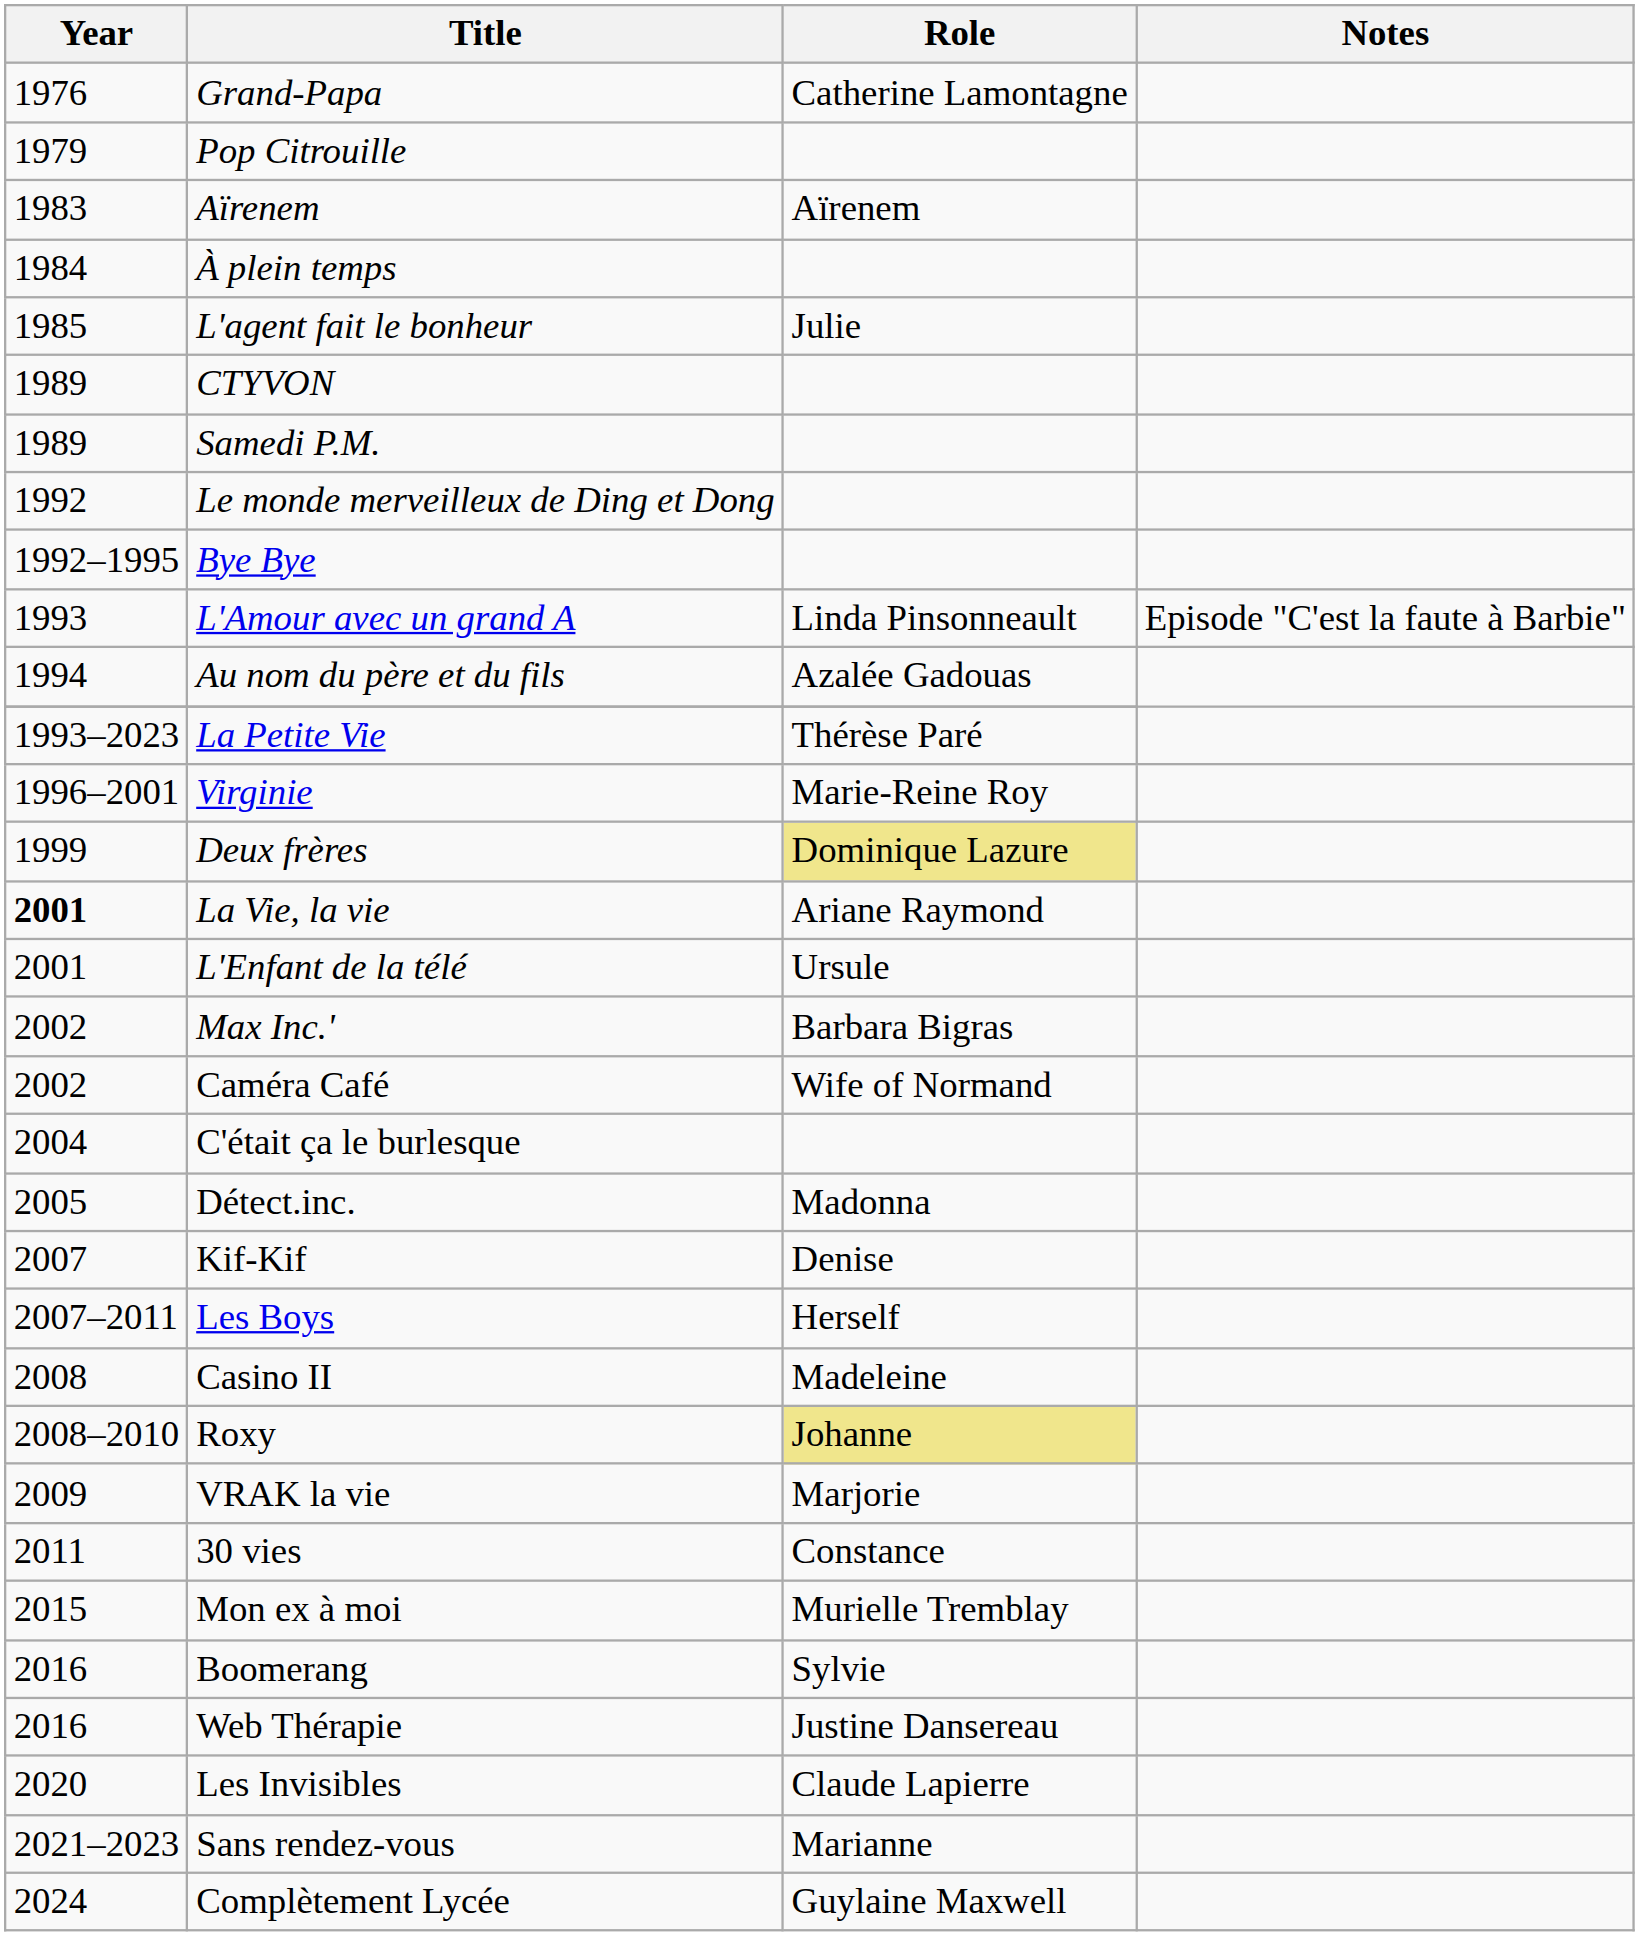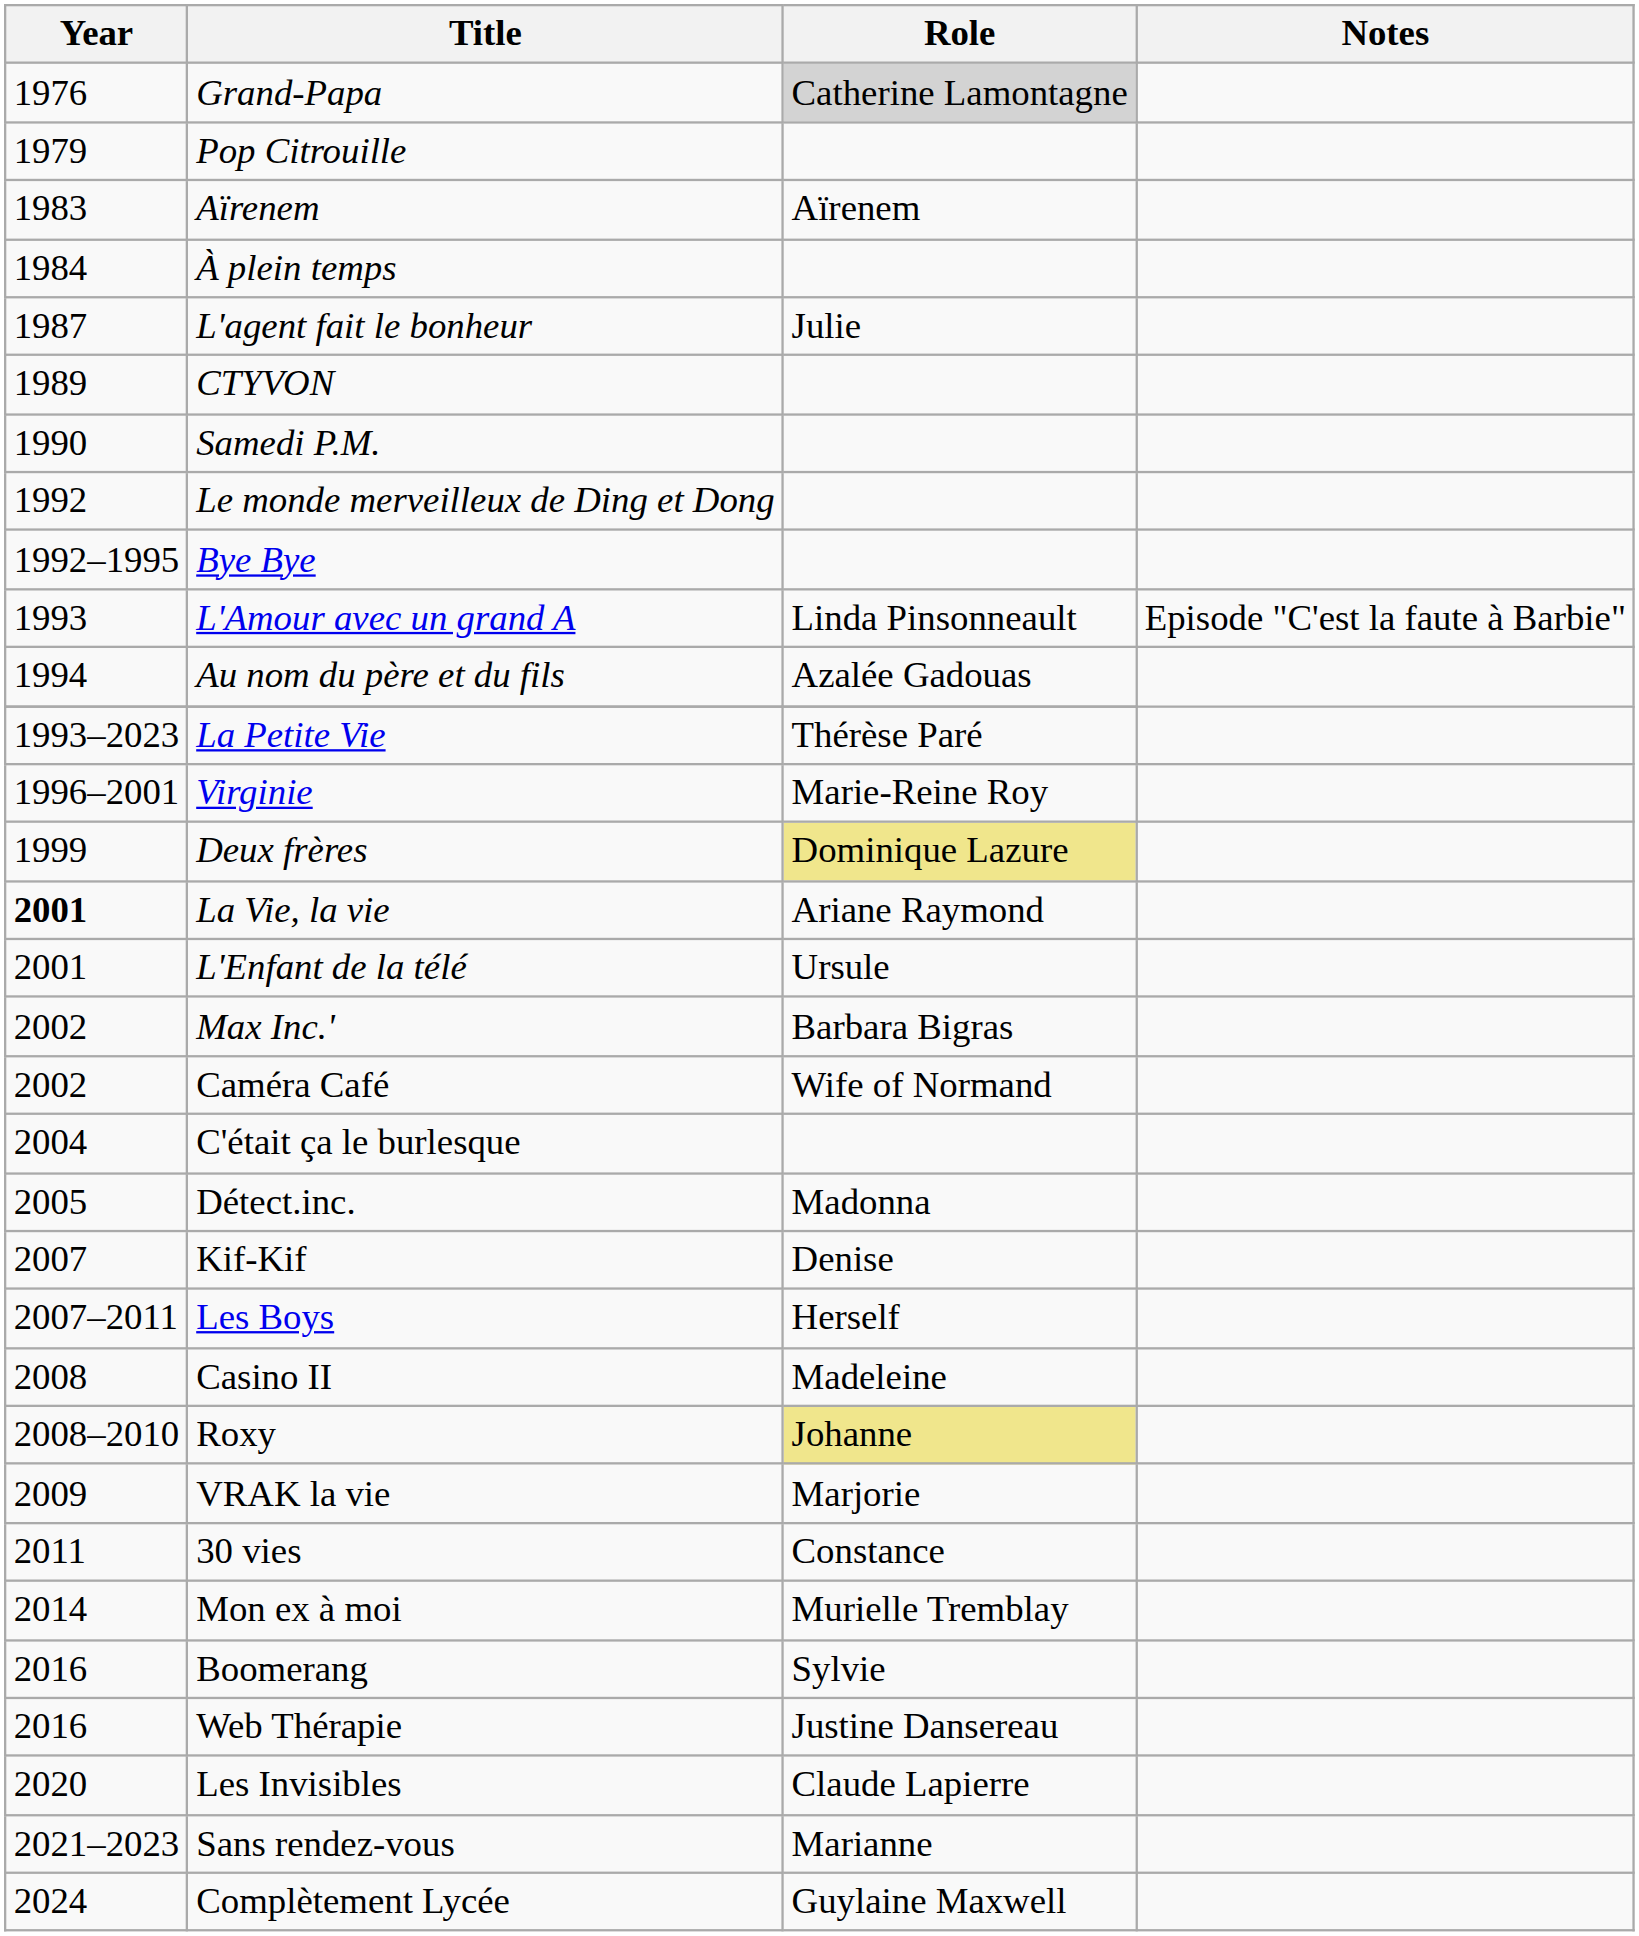(960, 92) no background -> (960, 92) lightgrey background
(50, 325) 1985 -> (50, 325) 1987
(50, 442) 1989 -> (50, 442) 1990
(50, 1609) 2015 -> (50, 1609) 2014
